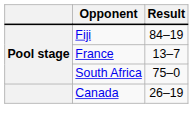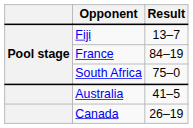(166, 34) 84–19 -> (166, 34) 13–7
(166, 54) 13–7 -> (166, 54) 84–19
+ row: (99, 94)
